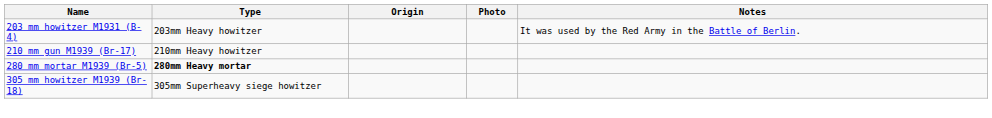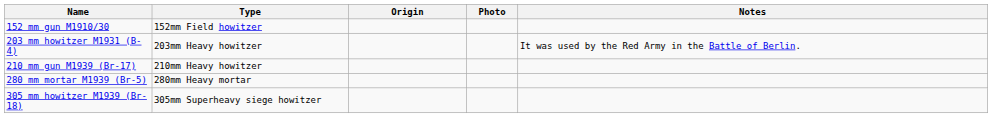+ row: (58, 26)
(203, 66) bold -> (203, 80) normal
